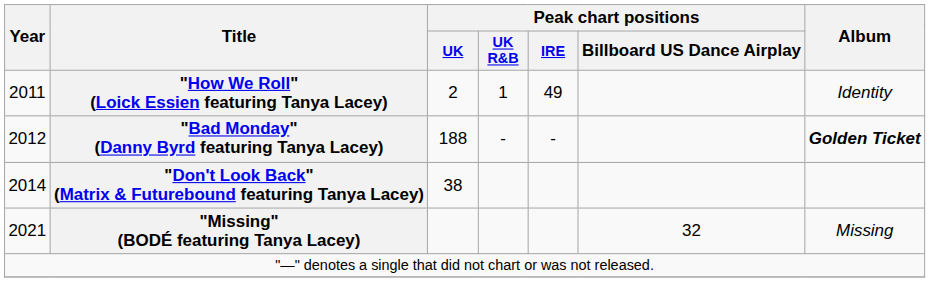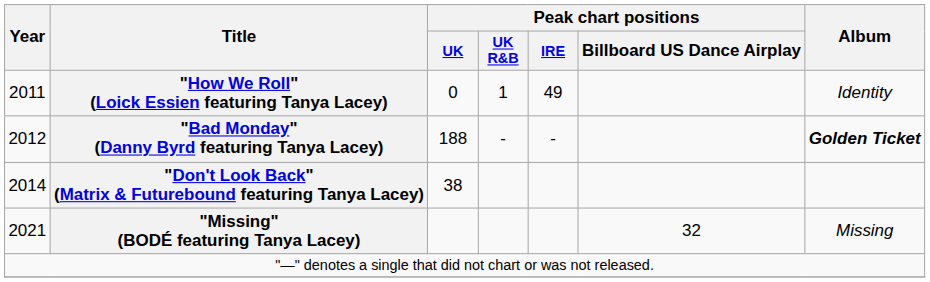(453, 93) 2 -> (453, 93) 0
